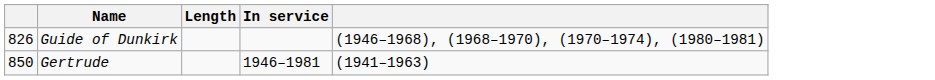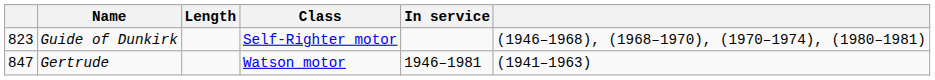+ column: (320, 16)
(21, 40) 826 -> (21, 40) 823
(21, 63) 850 -> (21, 63) 847
